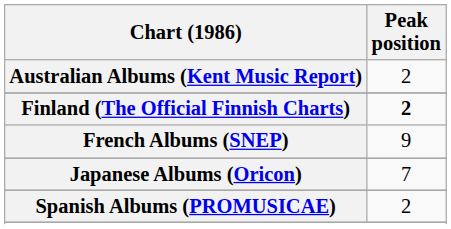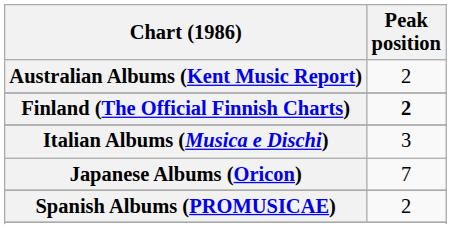- row: (186, 141)
+ row: (186, 141)
